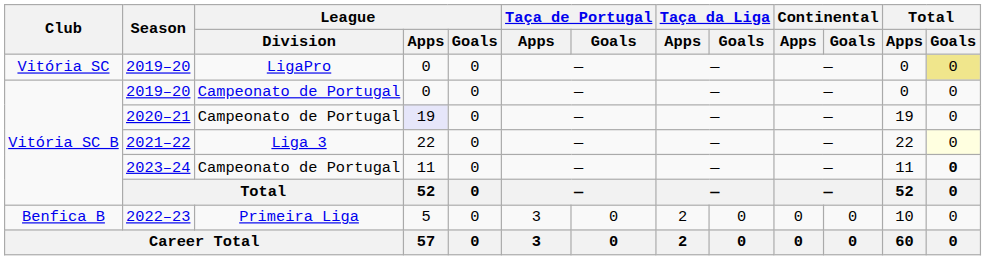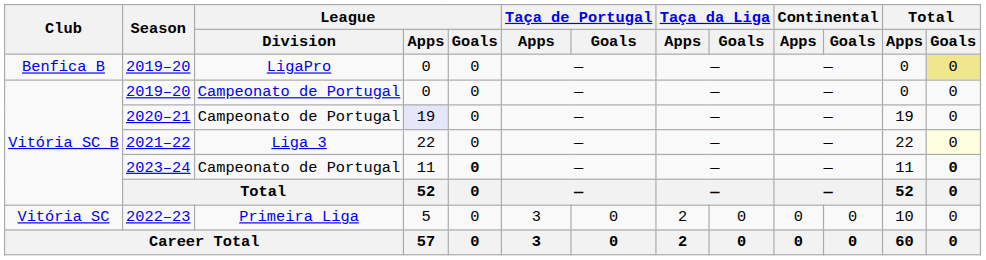(63, 67) Vitória SC -> (63, 67) Benfica B
(475, 167) normal -> (475, 167) bold
(63, 217) Benfica B -> (63, 217) Vitória SC
